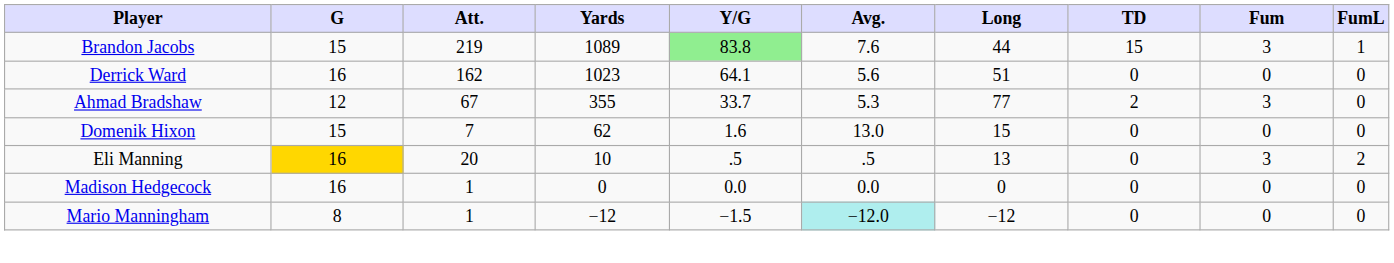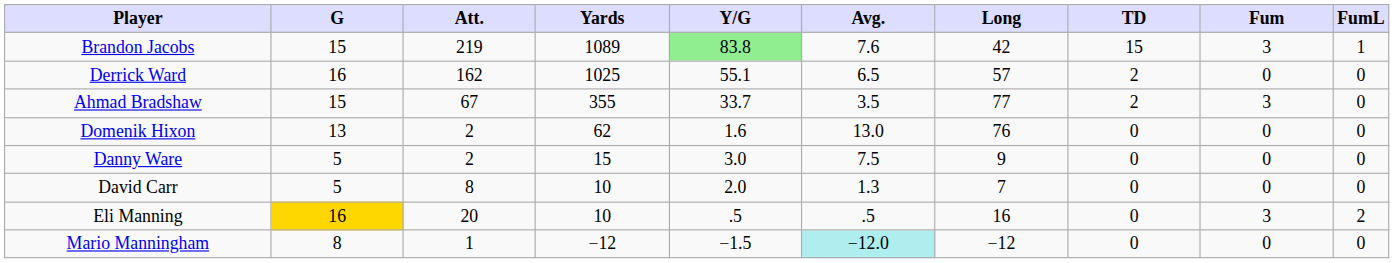(1001, 46) 44 -> (1001, 46) 42
(602, 74) 1023 -> (602, 74) 1025
(735, 74) 64.1 -> (735, 74) 55.1
(868, 74) 5.6 -> (868, 74) 6.5
(1001, 74) 51 -> (1001, 74) 57
(1134, 74) 0 -> (1134, 74) 2
(337, 103) 12 -> (337, 103) 15
(868, 103) 5.3 -> (868, 103) 3.5
(337, 131) 15 -> (337, 131) 13
(469, 131) 7 -> (469, 131) 2
(1001, 131) 15 -> (1001, 131) 76
+ row: (138, 159)
+ row: (138, 187)
(1001, 159) 13 -> (1001, 215) 16
- row: (138, 187)
